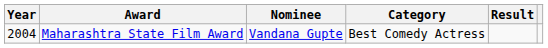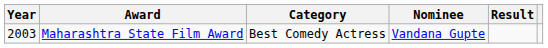columns swapped: (417, 14) <-> (296, 14)
(22, 34) 2004 -> (22, 34) 2003
